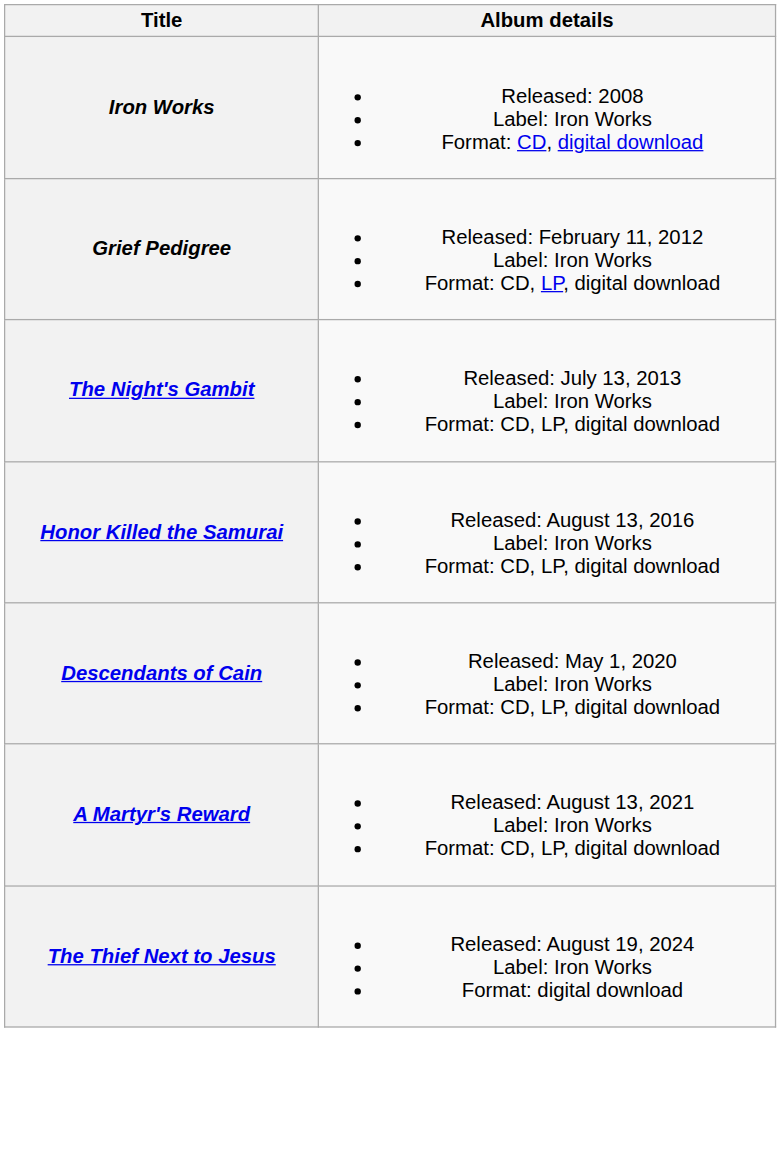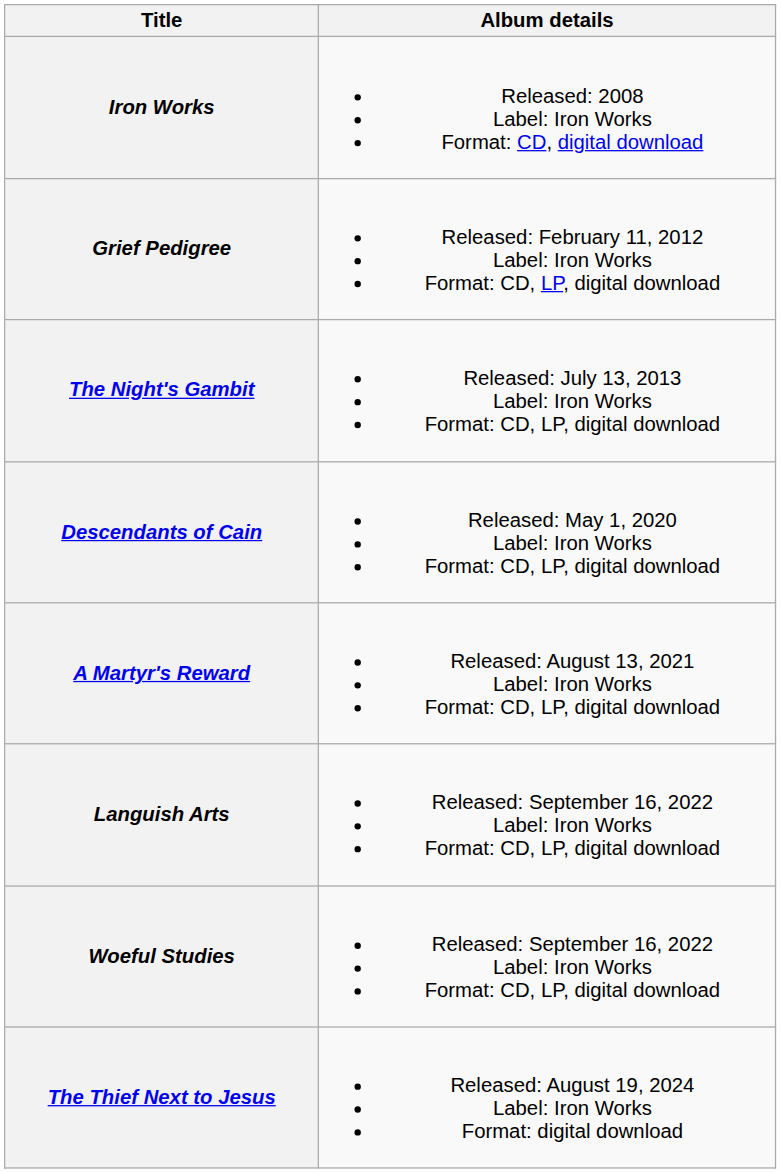- row: (162, 531)
+ row: (162, 814)
+ row: (162, 956)
